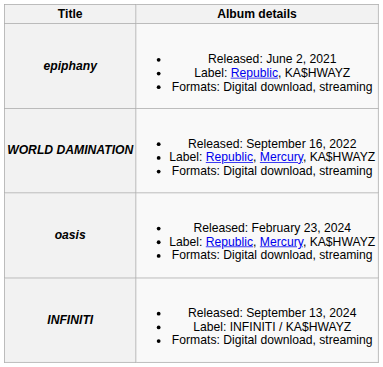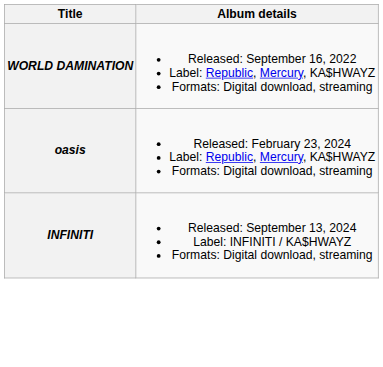- row: (70, 66)
